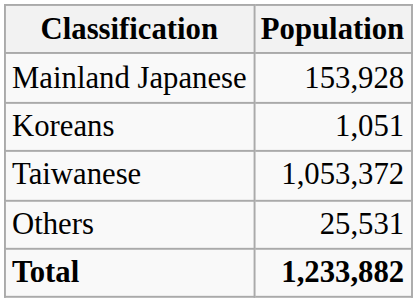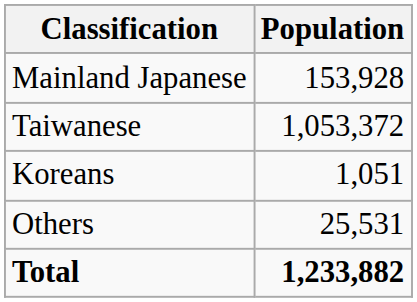rows swapped: (77, 175) <-> (63, 126)
